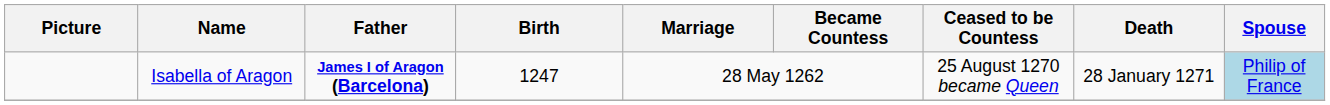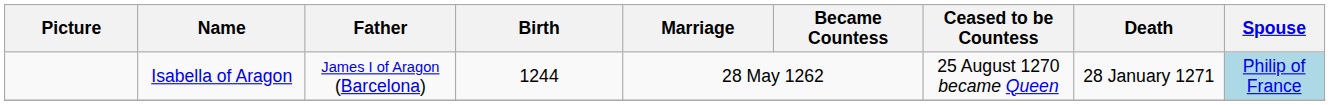(380, 76) bold -> (380, 77) normal
(539, 76) 1247 -> (539, 76) 1244
